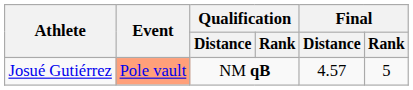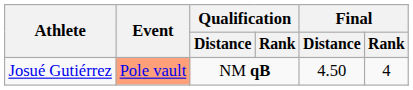(332, 71) 4.57 -> (332, 71) 4.50
(386, 71) 5 -> (386, 71) 4
